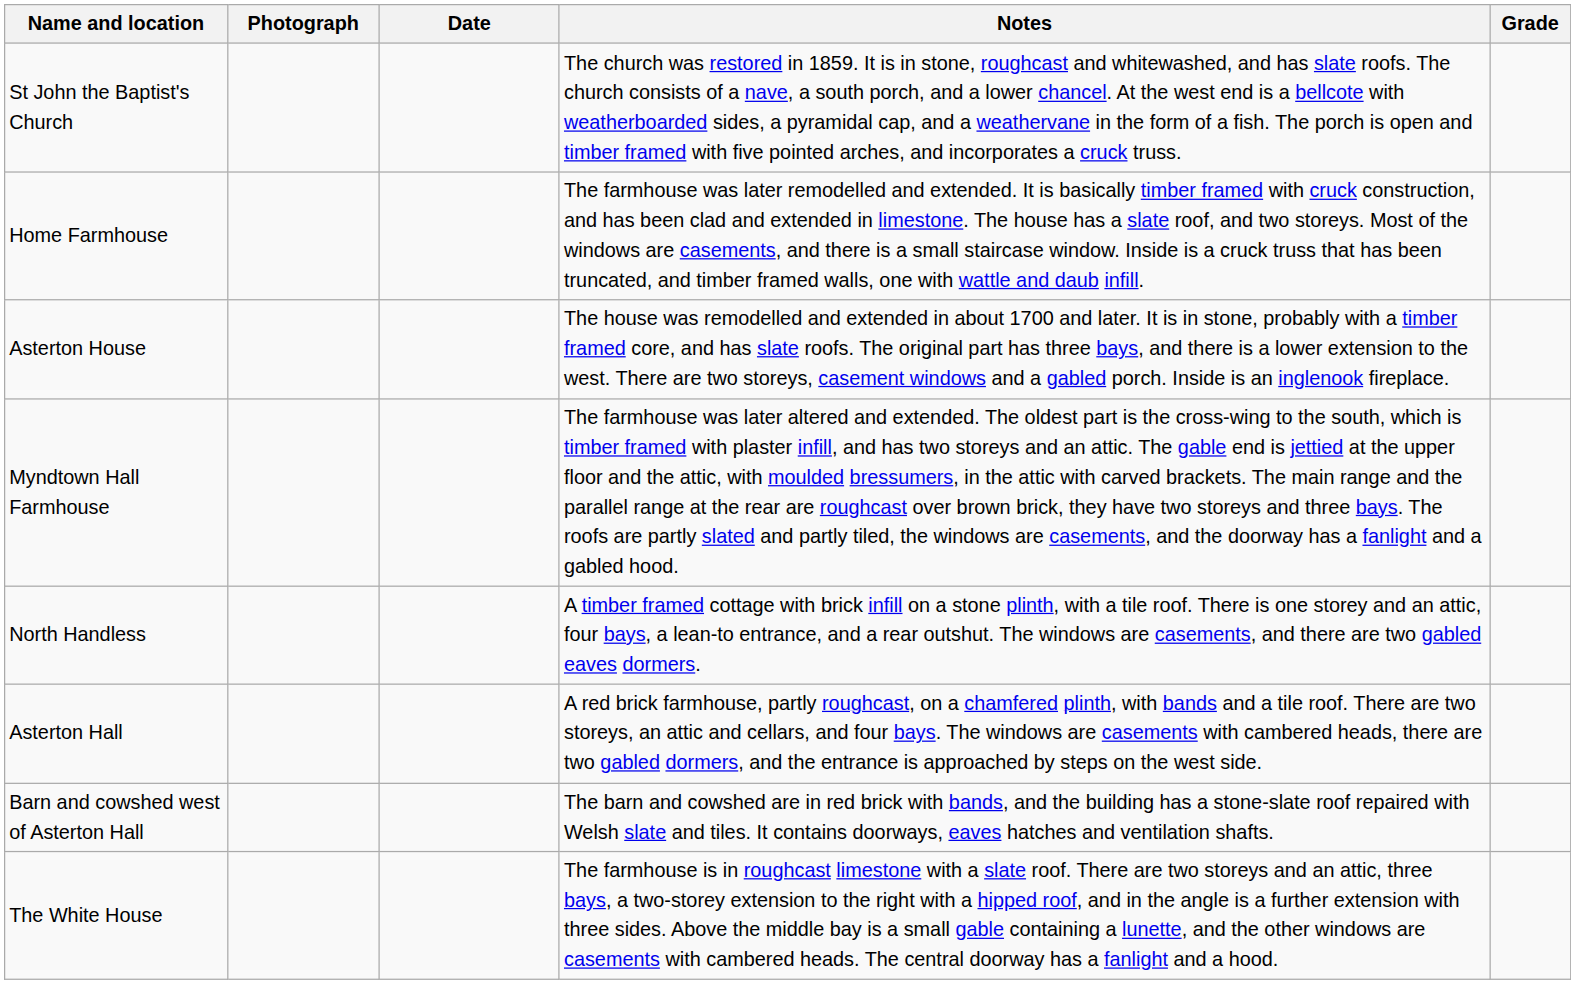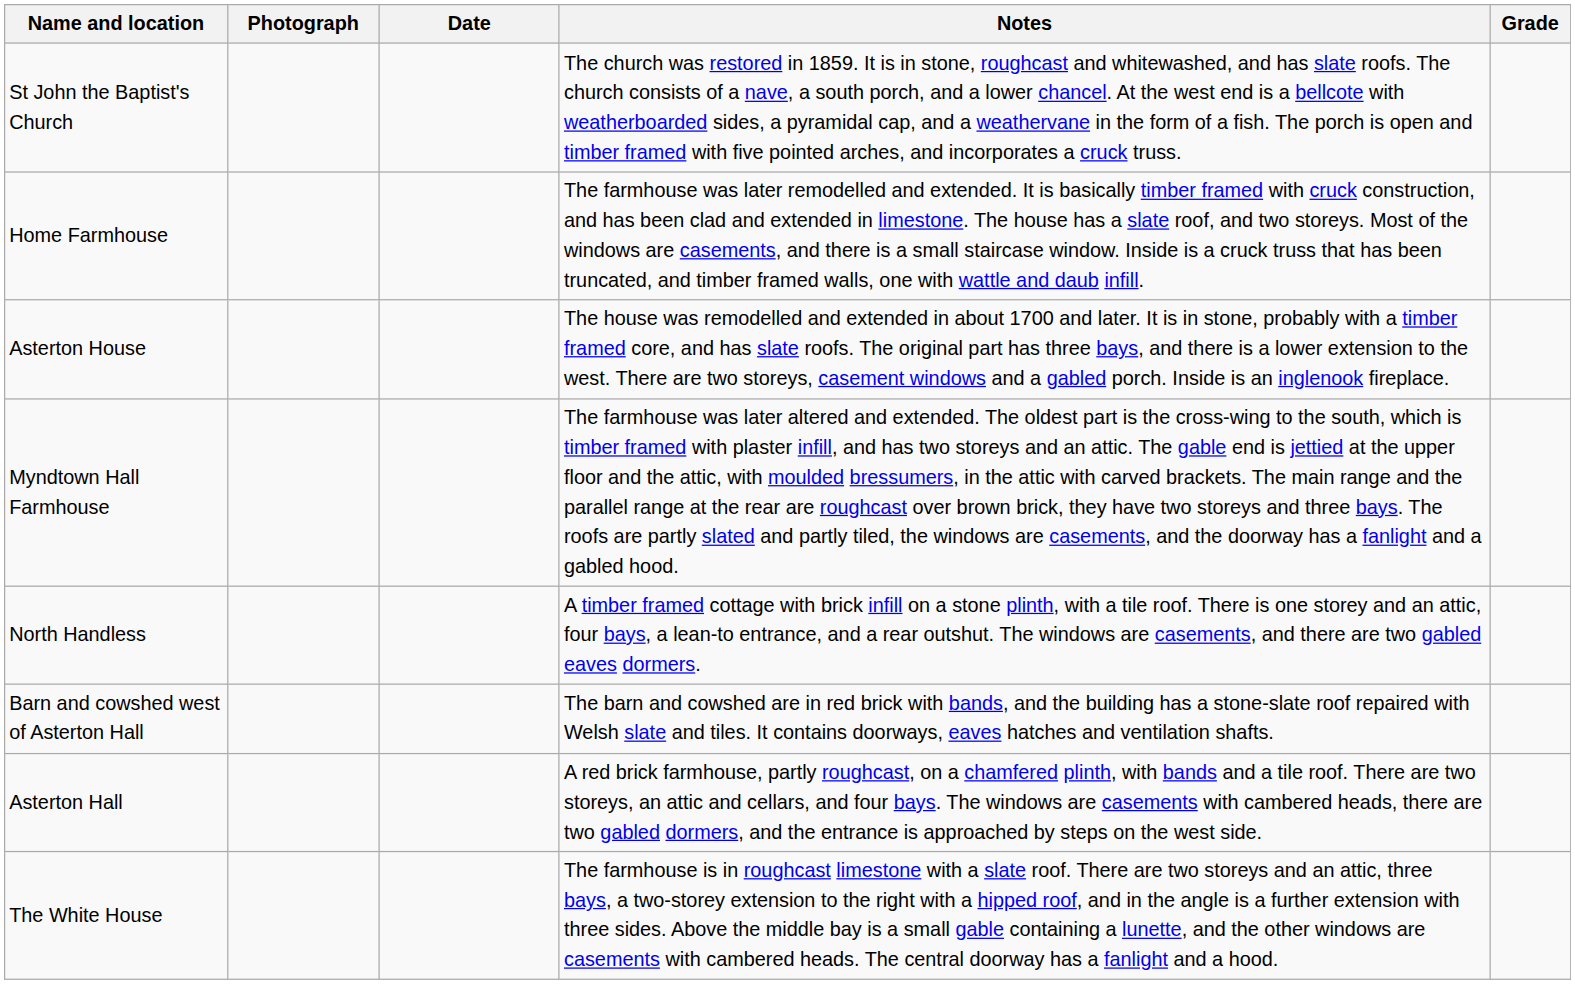rows swapped: (66, 733) <-> (115, 817)
